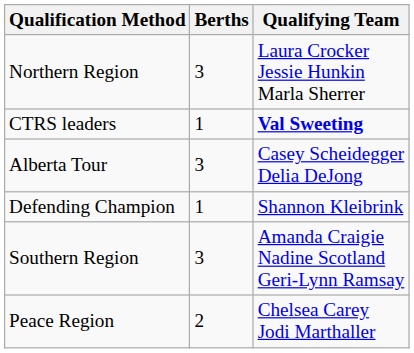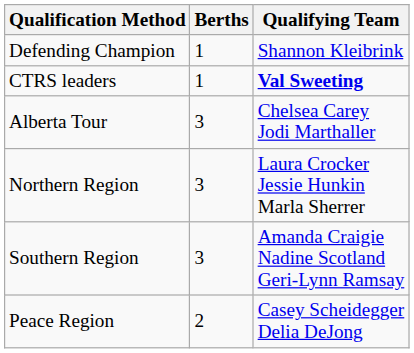rows swapped: (92, 206) <-> (74, 71)
(331, 165) Casey Scheidegger Delia DeJong -> (317, 121) Chelsea Carey Jodi Marthaller
(317, 321) Chelsea Carey Jodi Marthaller -> (331, 321) Casey Scheidegger Delia DeJong
